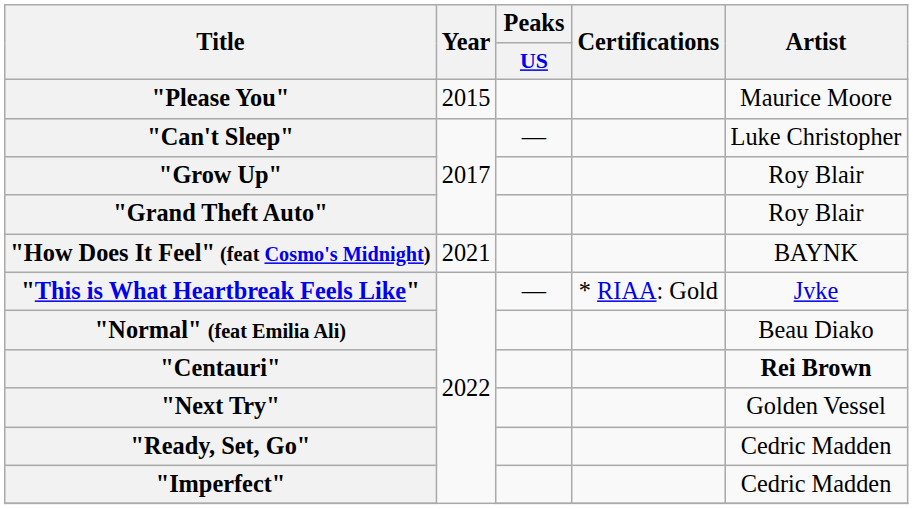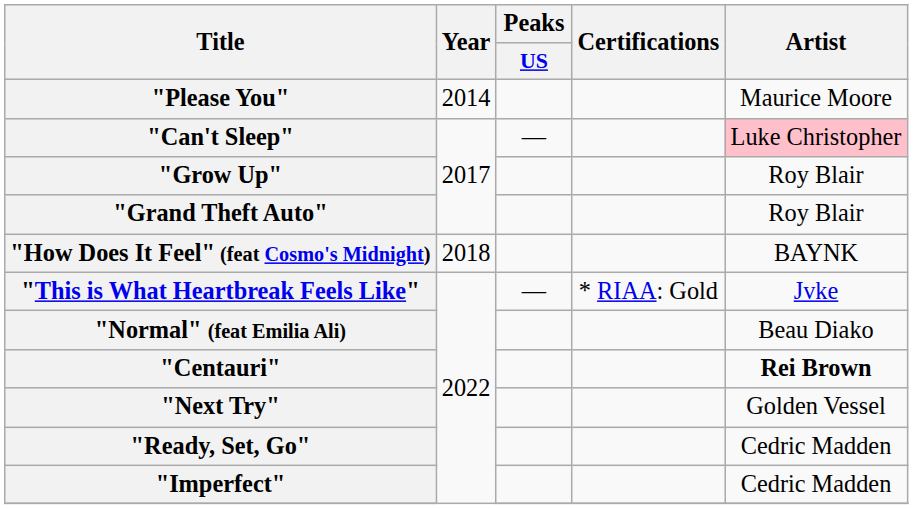(466, 98) 2015 -> (466, 98) 2014
(816, 137) no background -> (816, 137) pink background
(466, 252) 2021 -> (466, 252) 2018
